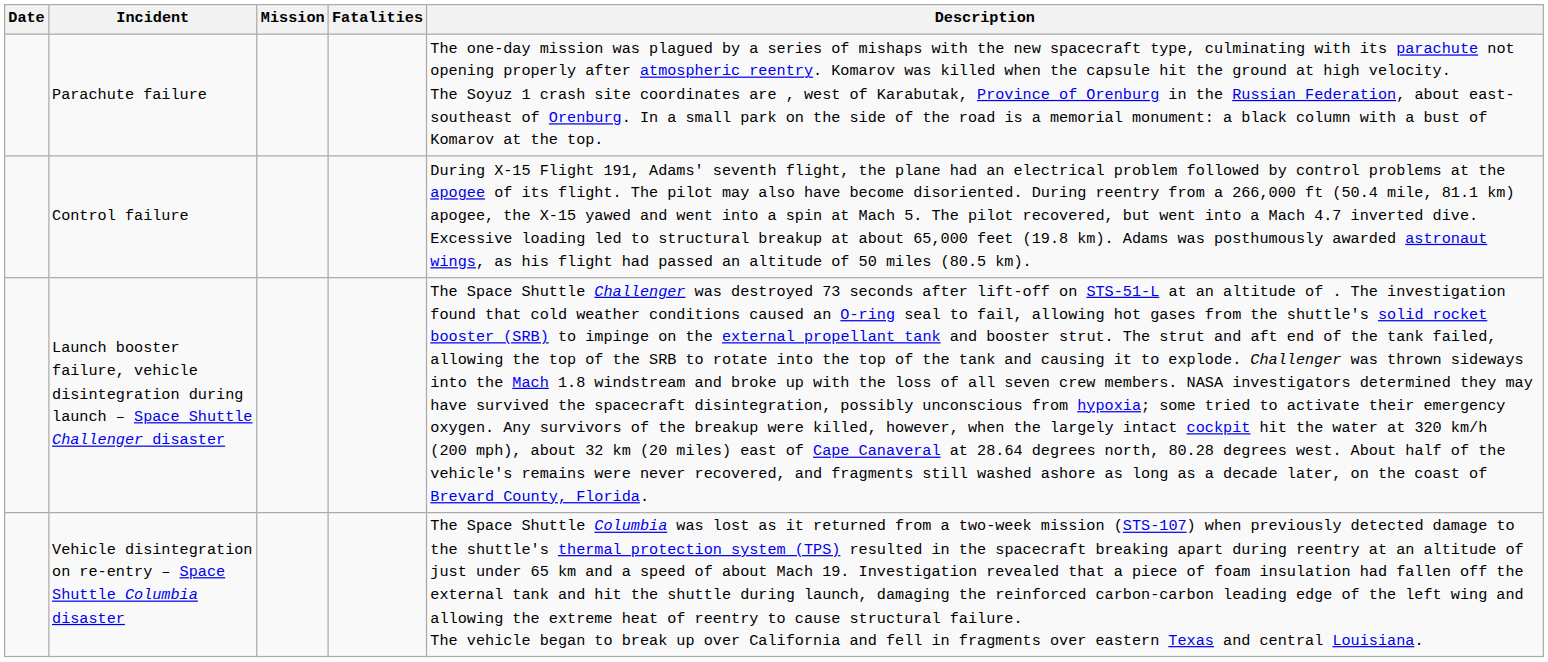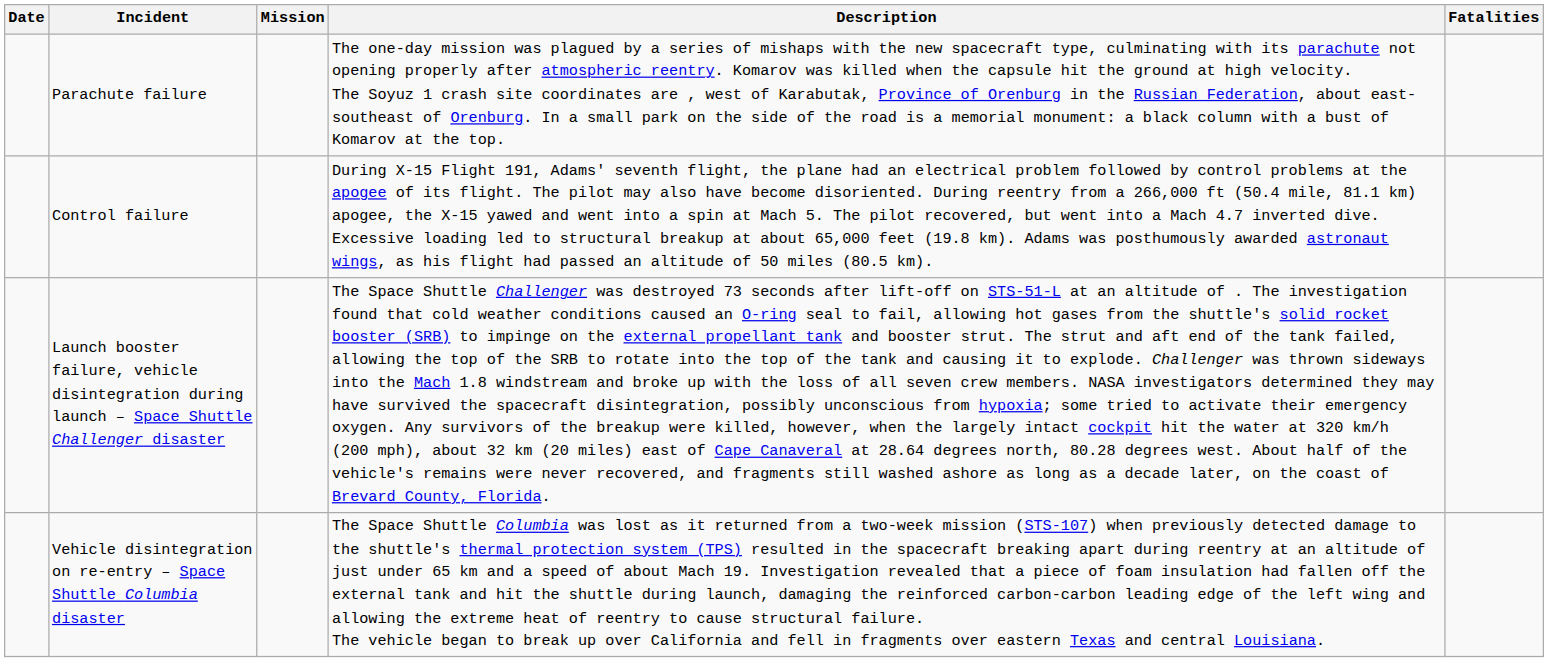columns swapped: (377, 20) <-> (985, 20)
